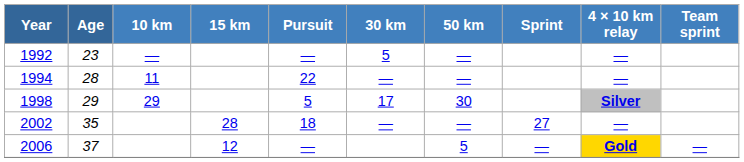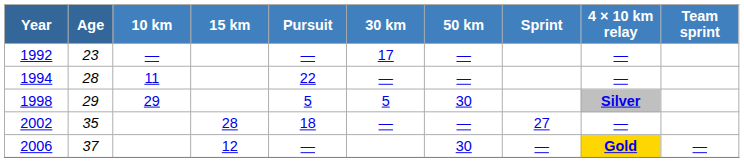(386, 55) 5 -> (386, 55) 17
(386, 101) 17 -> (386, 101) 5
(464, 147) 5 -> (464, 147) 30
